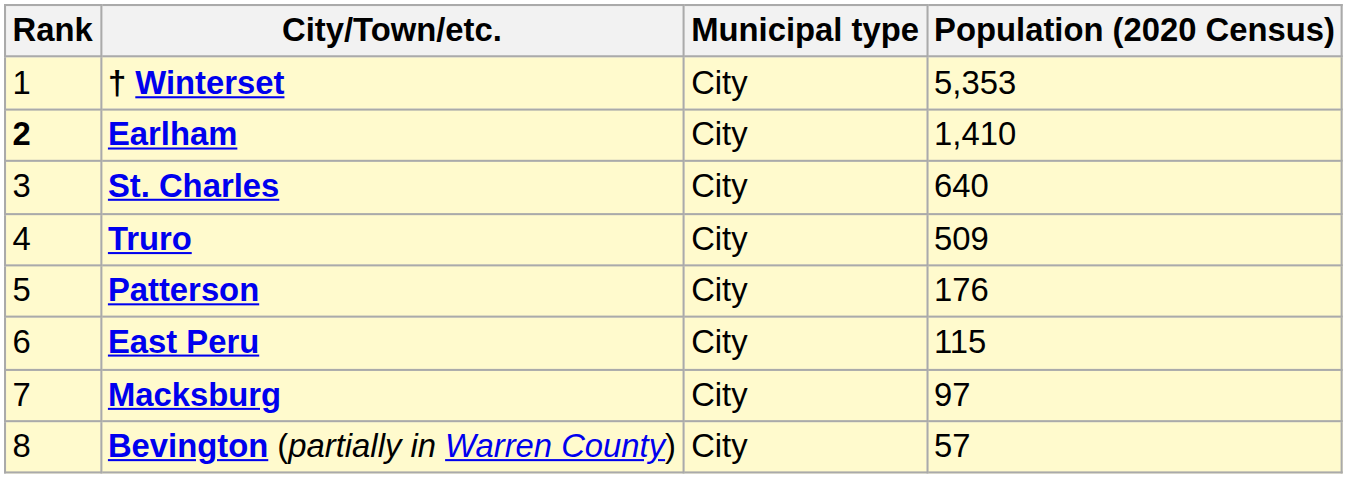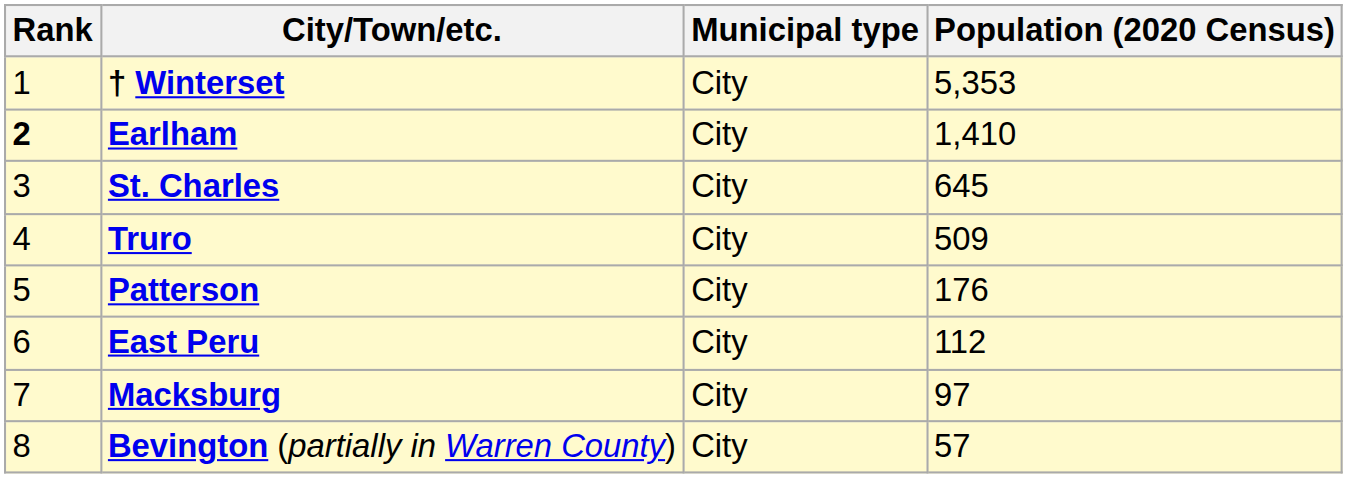(961, 186) 640 -> (961, 186) 645
(960, 342) 115 -> (960, 342) 112
